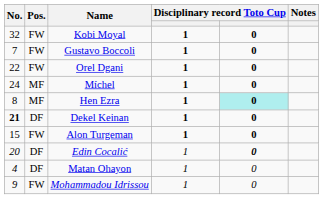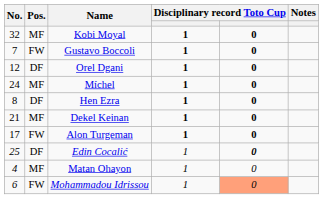(36, 34) FW -> (36, 34) MF
(15, 67) 22 -> (15, 67) 12
(36, 67) FW -> (36, 67) DF
(36, 101) MF -> (36, 101) DF
(254, 101) paleturquoise background -> (254, 101) no background
(15, 118) bold -> (15, 118) normal
(36, 118) DF -> (36, 118) MF
(15, 134) 15 -> (15, 134) 17
(15, 151) 20 -> (15, 151) 25
(36, 168) DF -> (36, 168) MF
(15, 185) 9 -> (15, 185) 6
(254, 185) no background -> (254, 185) lightsalmon background
